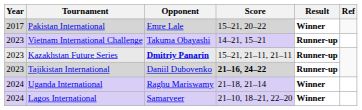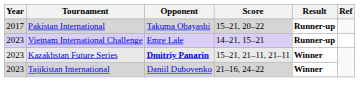(165, 26) Emre Lale -> (178, 26) Takuma Obayashi
(311, 26) Winner -> (315, 26) Runner-up
(178, 41) Takuma Obayashi -> (165, 41) Emre Lale
(317, 55) Runner-up -> (308, 55) Winner
(242, 70) bold -> (240, 70) normal
(317, 70) Runner-up -> (308, 70) Winner
- row: (65, 84)
- row: (62, 99)
